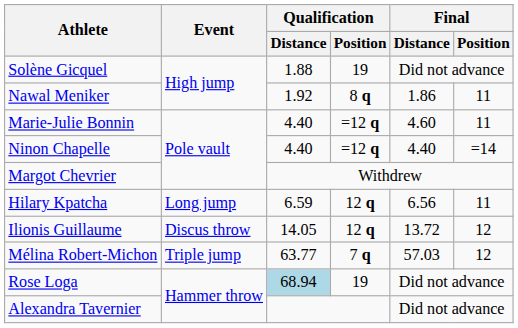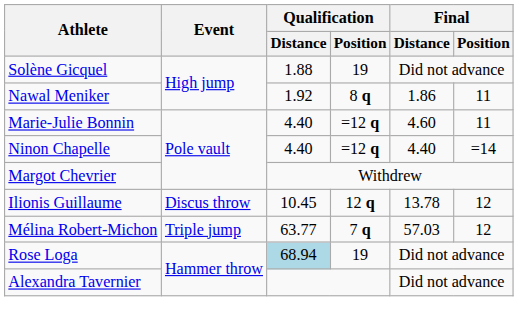- row: (58, 202)
(298, 229) 14.05 -> (298, 202) 10.45
(422, 229) 13.72 -> (422, 202) 13.78
